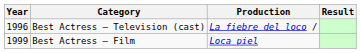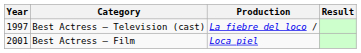(17, 26) 1996 -> (17, 26) 1997
(17, 41) 1999 -> (17, 41) 2001
